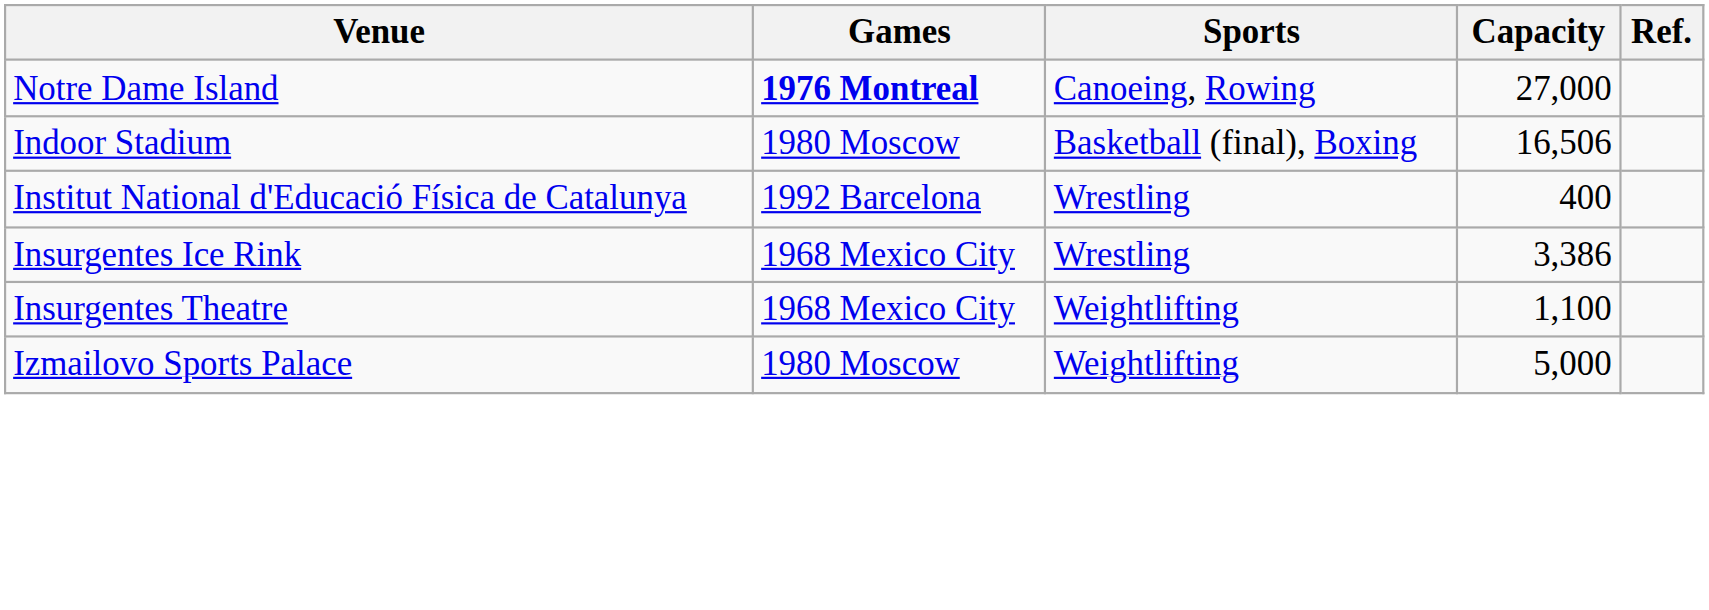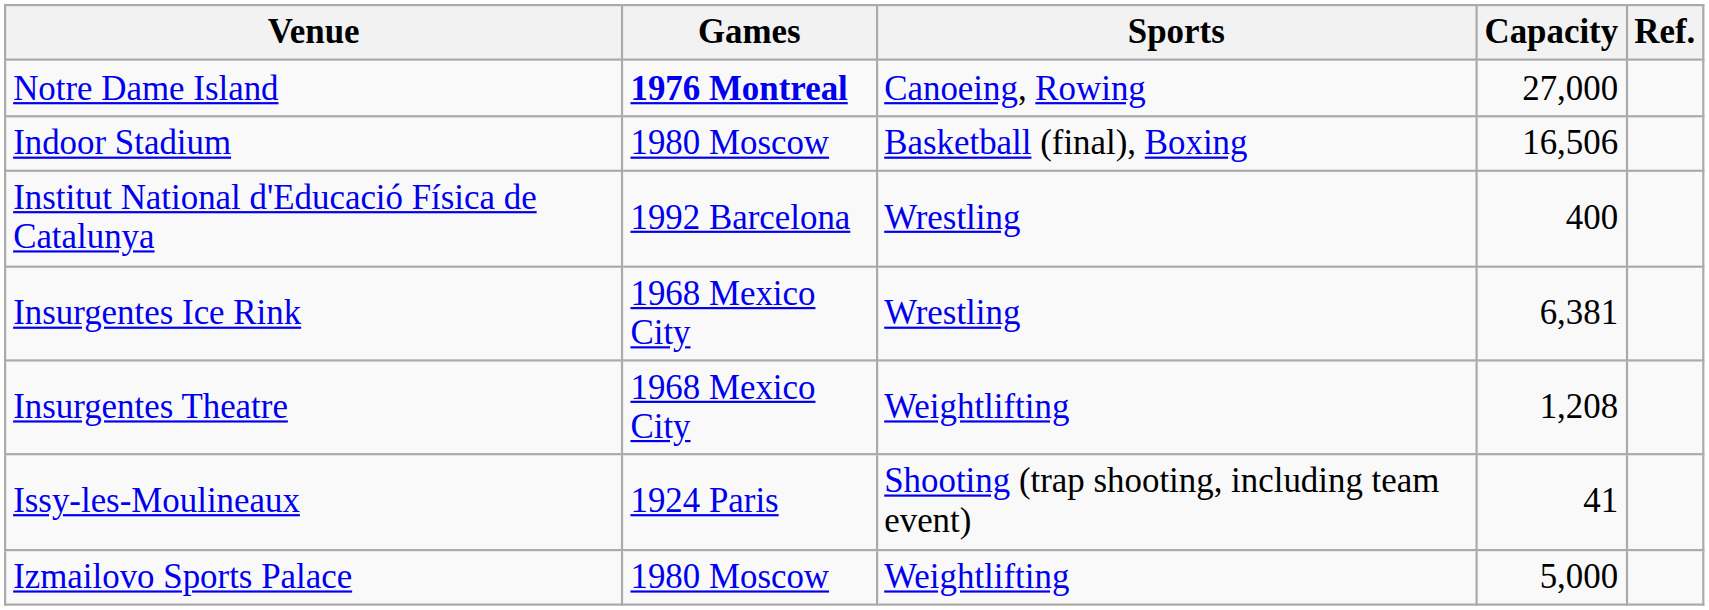(1572, 253) 3,386 -> (1579, 312) 6,381
(1572, 308) 1,100 -> (1579, 406) 1,208
+ row: (156, 501)
